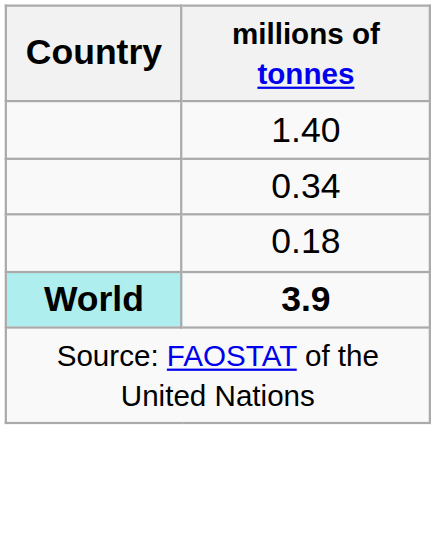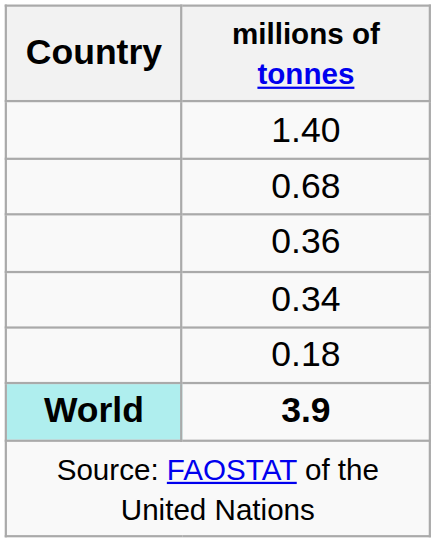+ row: (306, 185)
+ row: (306, 242)
